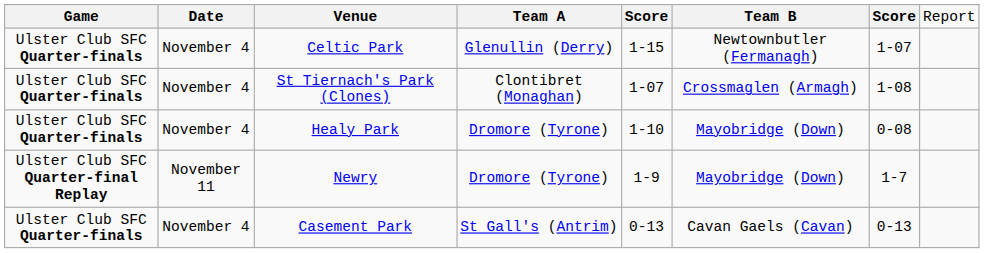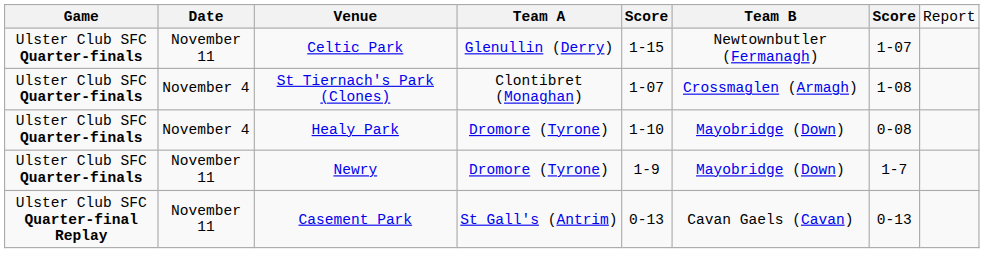(206, 49) November 4 -> (206, 49) November 11
(81, 179) Ulster Club SFC Quarter-final Replay -> (81, 170) Ulster Club SFC Quarter-finals
(81, 227) Ulster Club SFC Quarter-finals -> (81, 219) Ulster Club SFC Quarter-final Replay
(206, 227) November 4 -> (206, 219) November 11
